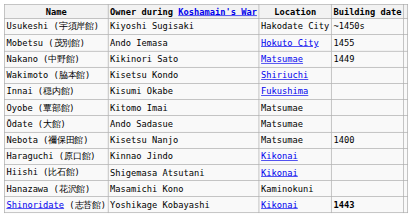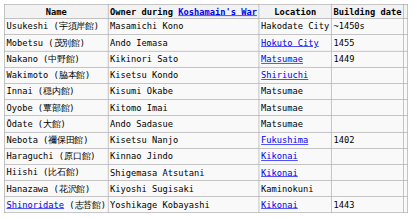(152, 27) Kiyoshi Sugisaki -> (147, 27) Masamichi Kono
(285, 91) Fukushima -> (282, 91) Matsumae
(282, 140) Matsumae -> (285, 140) Fukushima
(344, 140) 1400 -> (344, 140) 1402
(147, 189) Masamichi Kono -> (152, 189) Kiyoshi Sugisaki
(344, 205) bold -> (344, 205) normal
